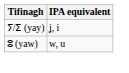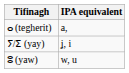+ row: (31, 28)
